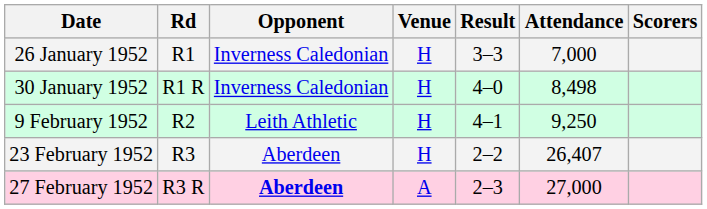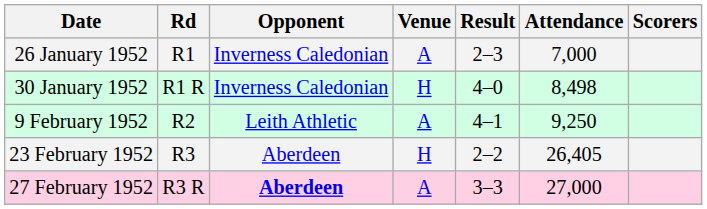(424, 54) H -> (424, 54) A
(488, 54) 3–3 -> (488, 54) 2–3
(424, 121) H -> (424, 121) A
(574, 154) 26,407 -> (574, 154) 26,405
(488, 188) 2–3 -> (488, 188) 3–3
